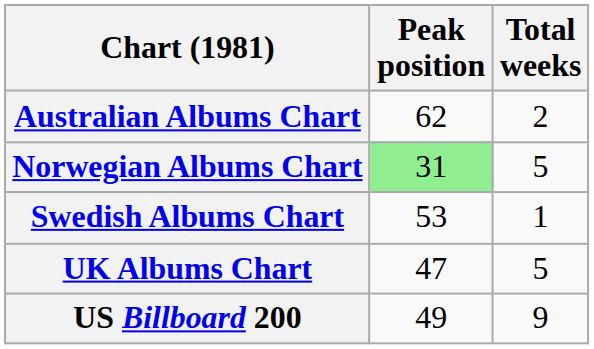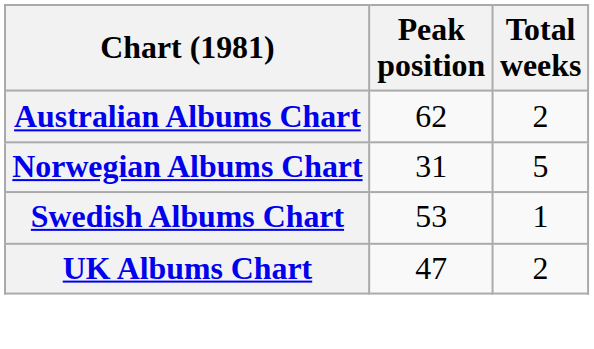(431, 166) lightgreen background -> (431, 166) no background
(541, 267) 5 -> (541, 267) 2
- row: (187, 318)
